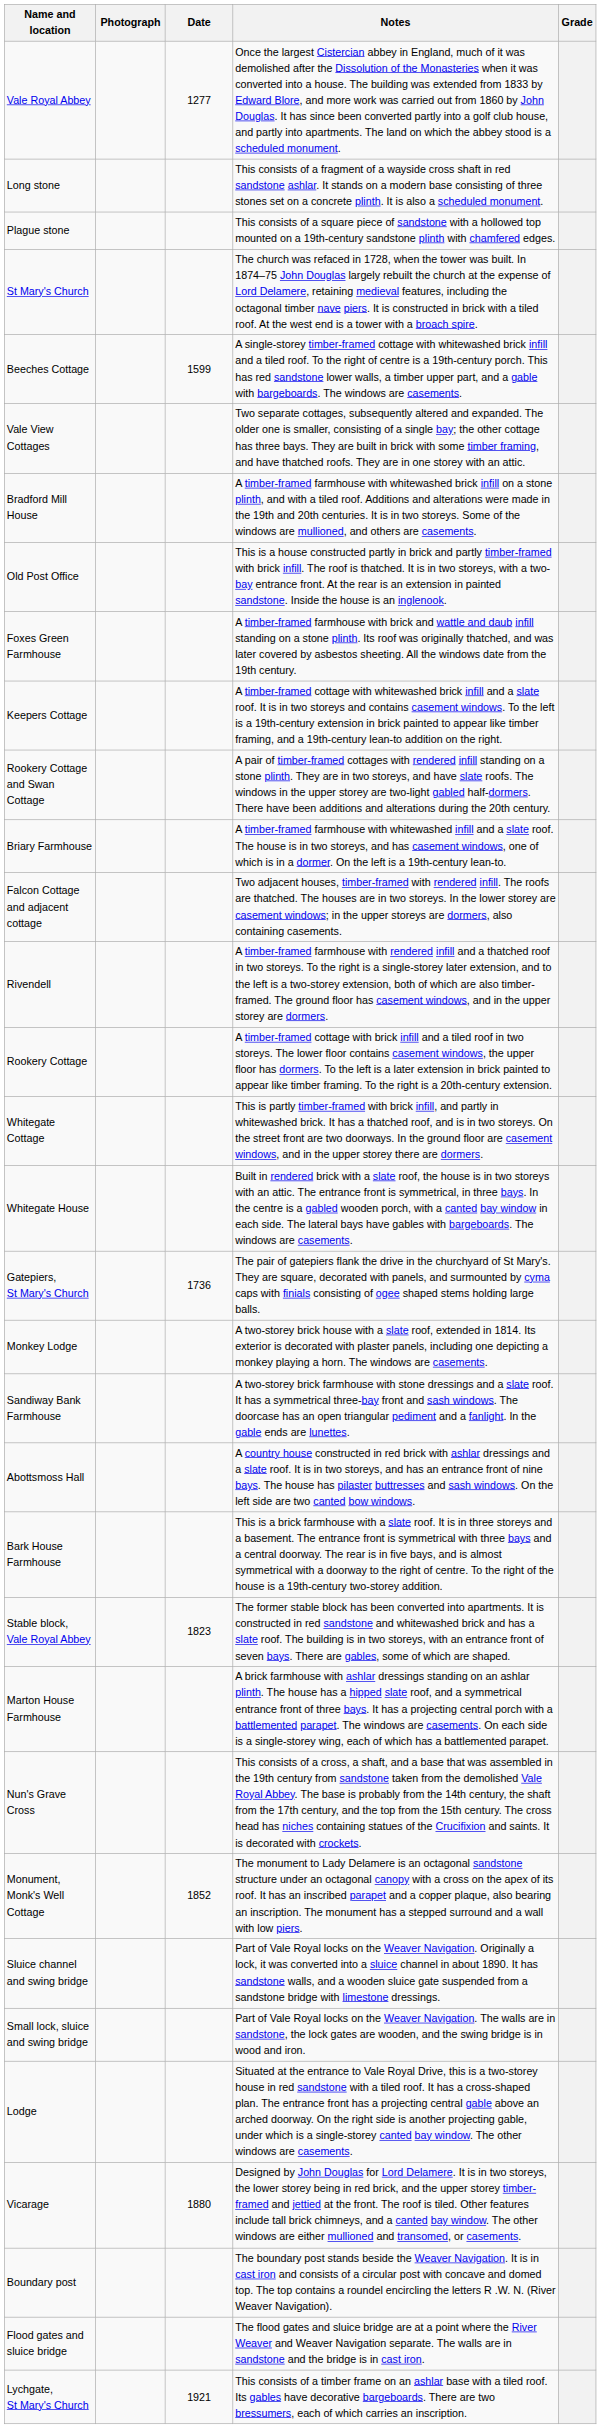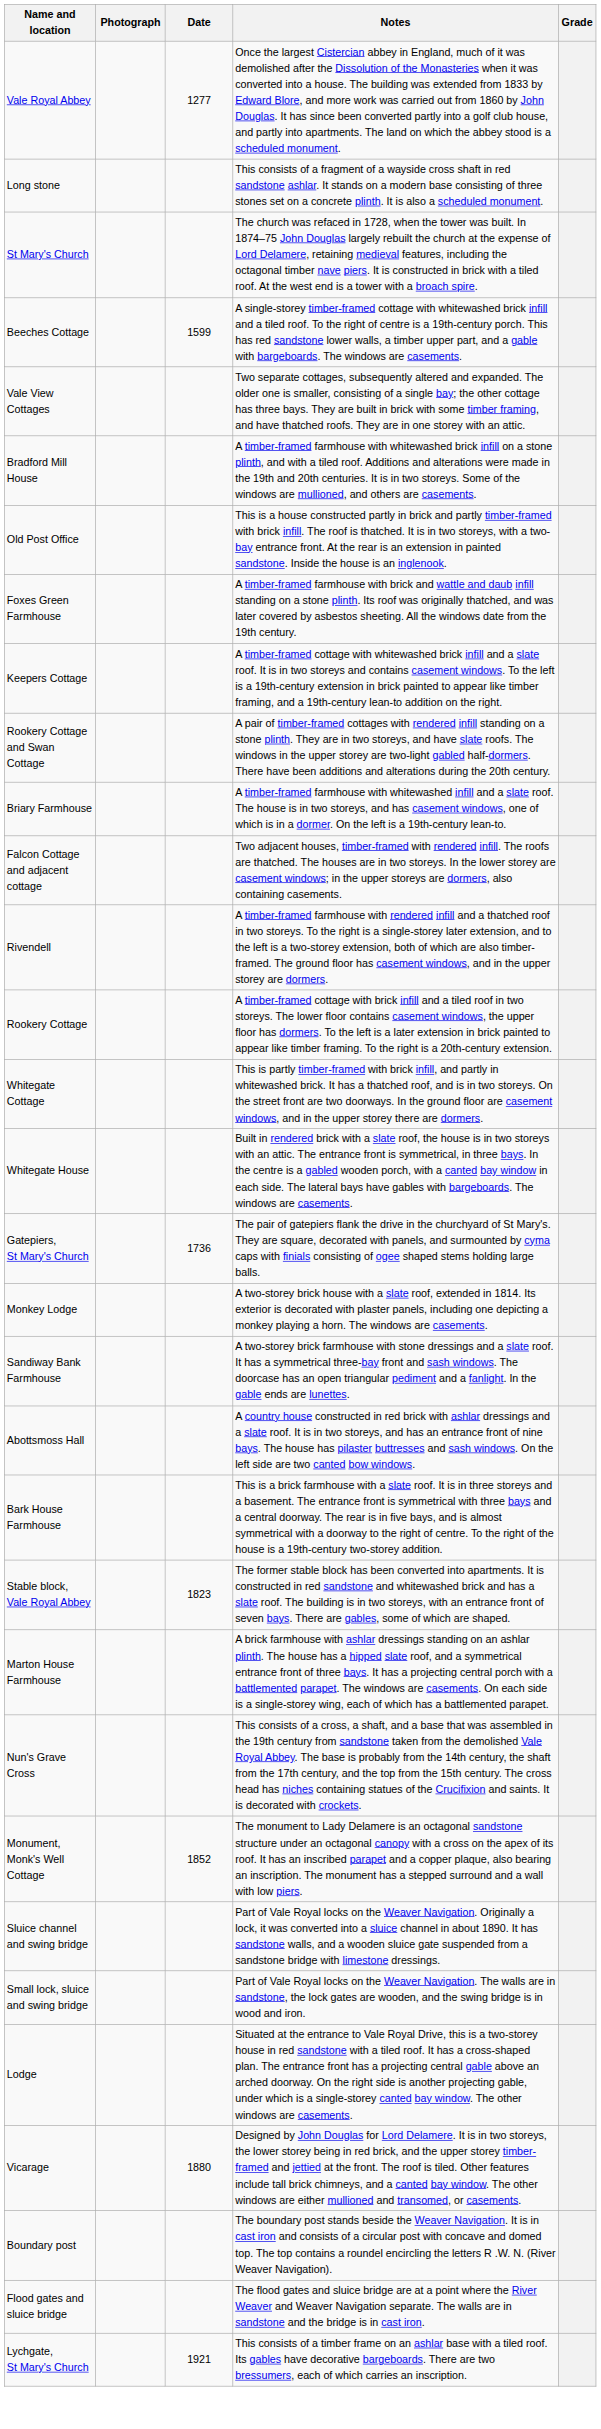- row: (38, 230)
